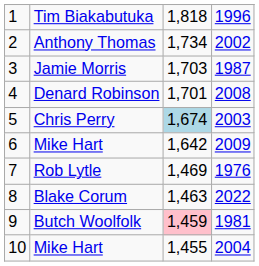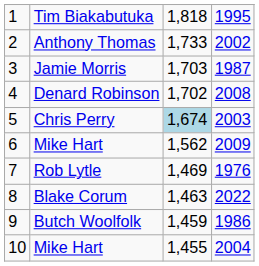(233, 17) 1996 -> (233, 17) 1995
(187, 42) 1,734 -> (187, 42) 1,733
(187, 94) 1,701 -> (187, 94) 1,702
(187, 145) 1,642 -> (187, 145) 1,562
(187, 222) pink background -> (187, 222) no background
(233, 222) 1981 -> (233, 222) 1986
